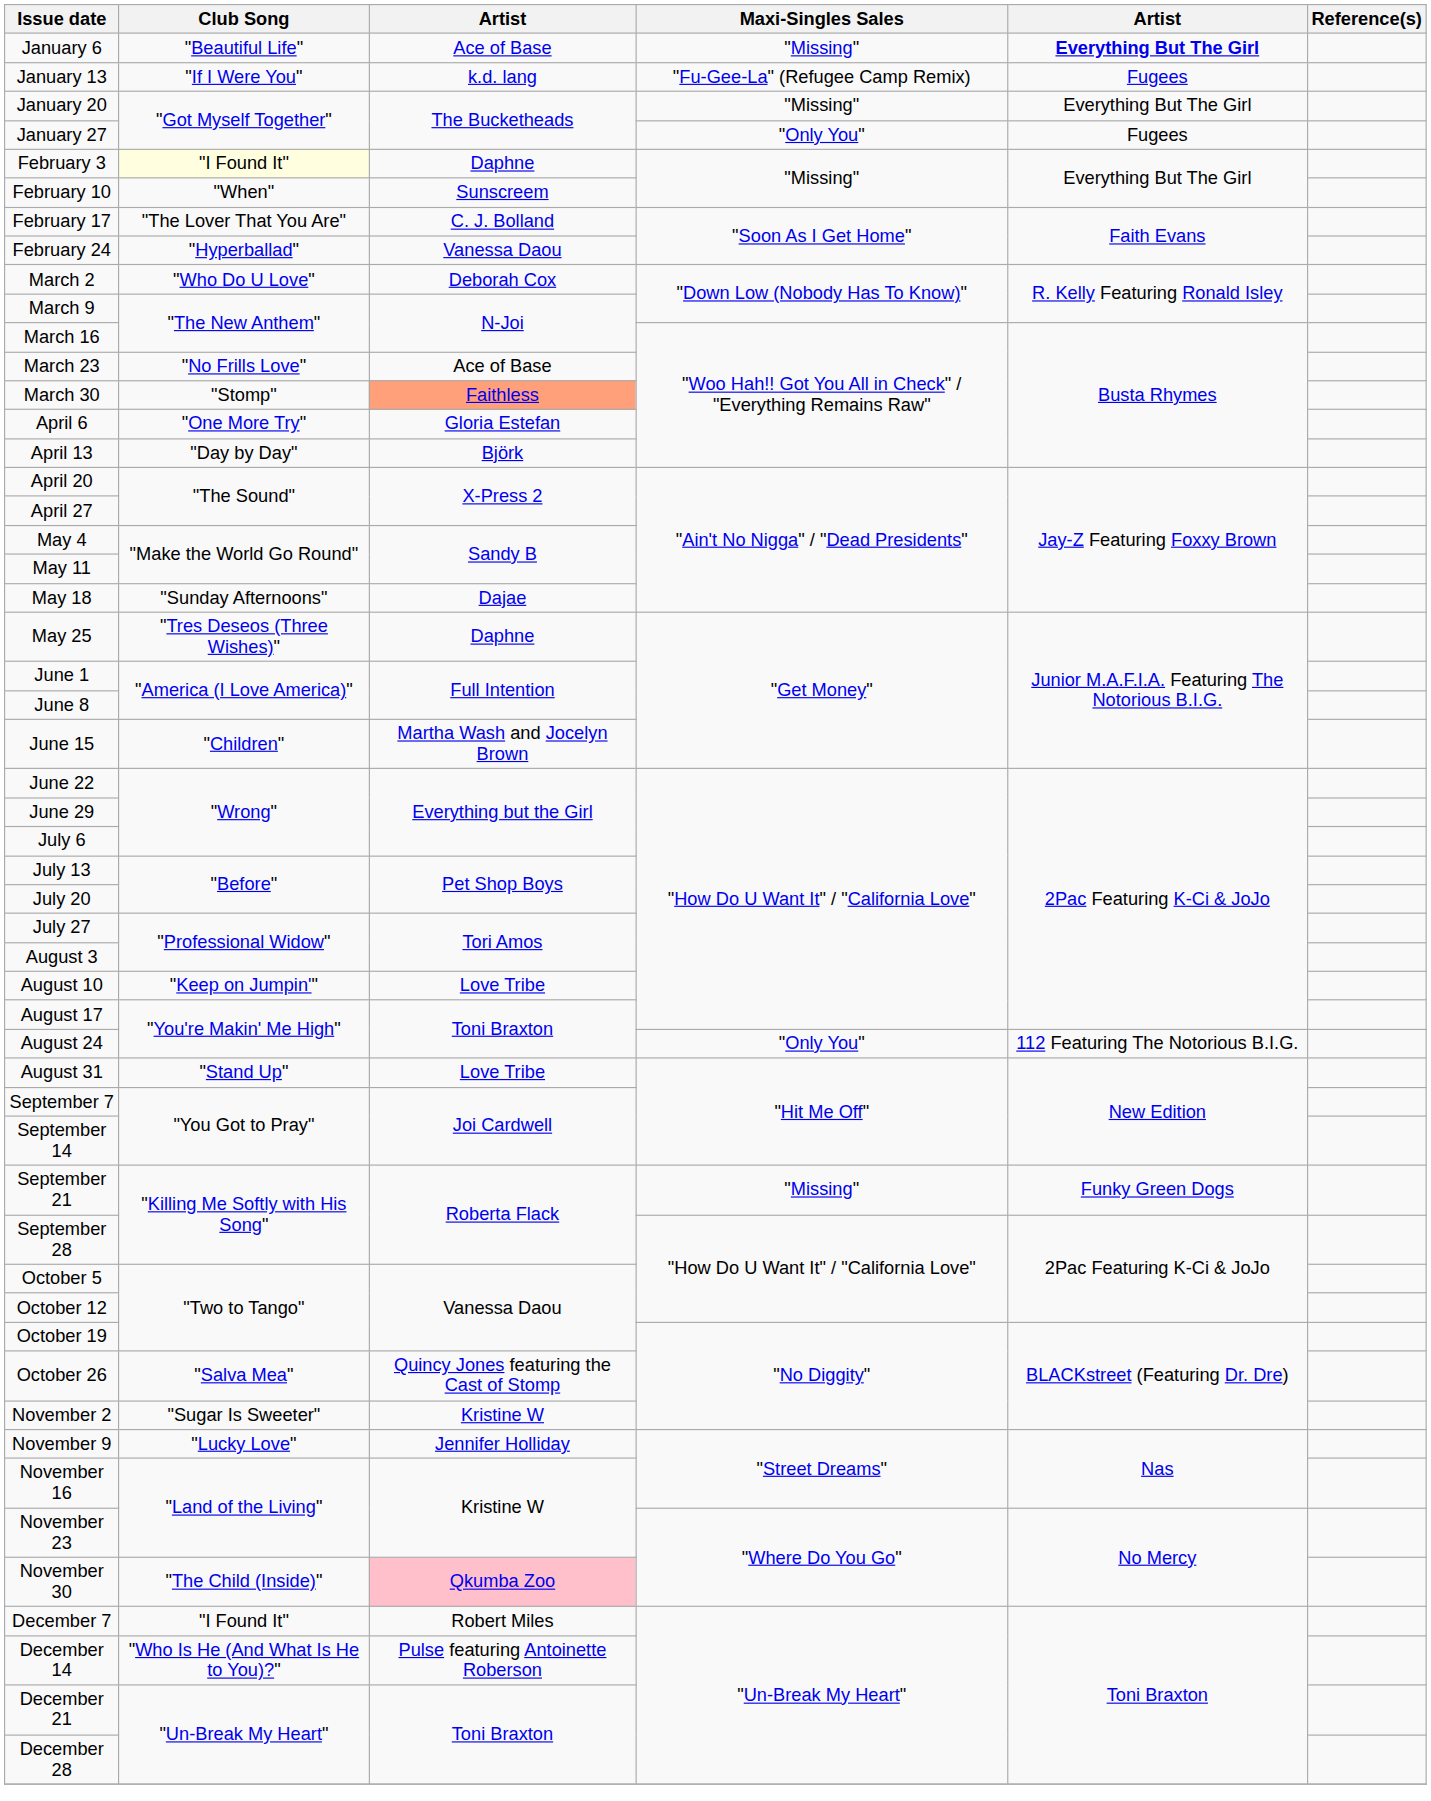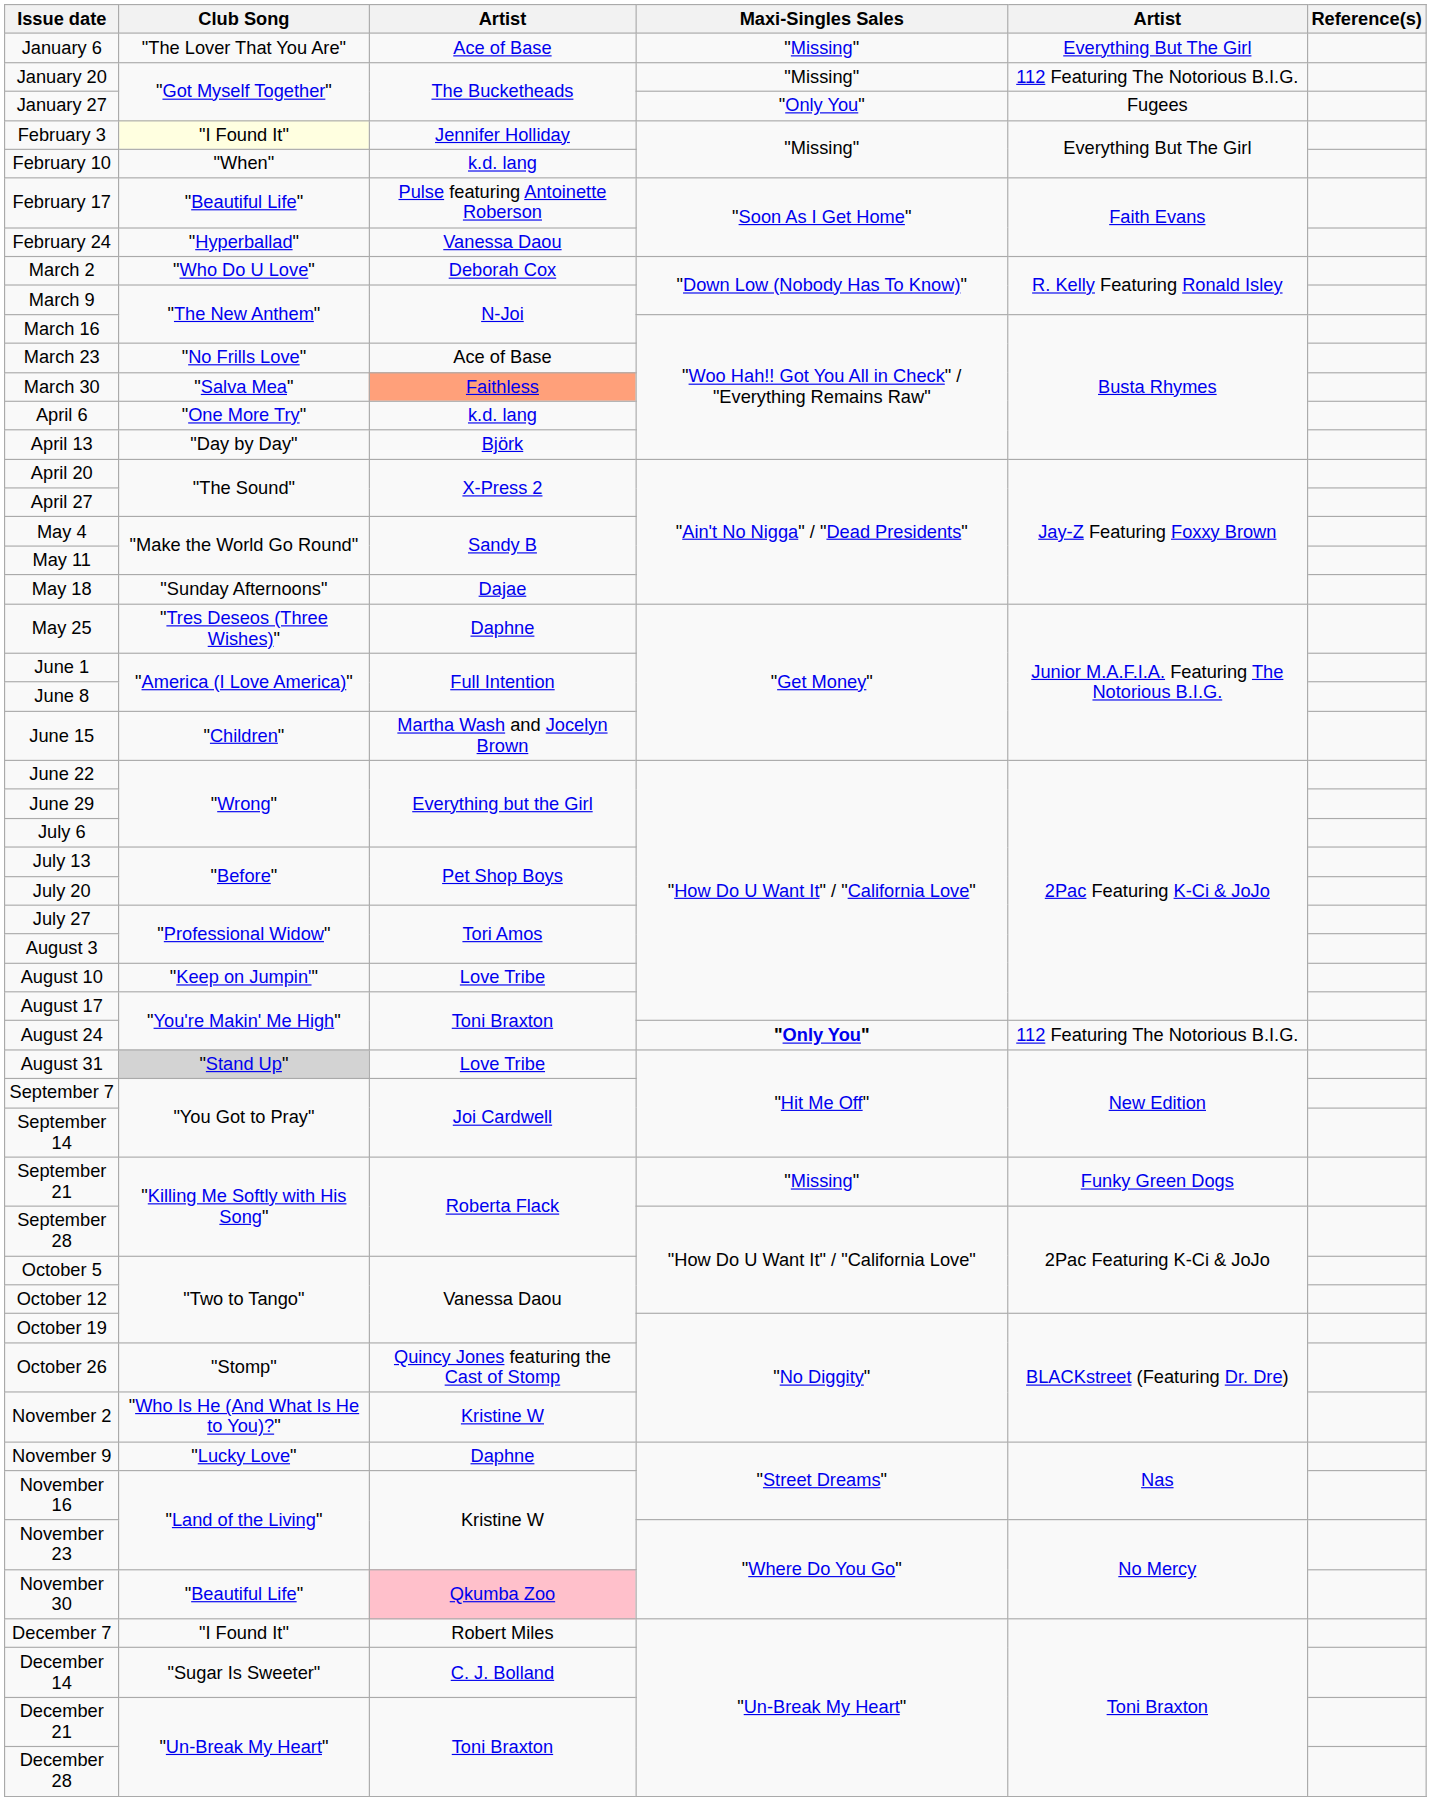(244, 47) "Beautiful Life" -> (244, 47) "The Lover That You Are"
(1157, 47) bold -> (1157, 47) normal
- row: (62, 76)
(1157, 105) Everything But The Girl -> (1157, 76) 112 Featuring The Notorious B.I.G.
(502, 163) Daphne -> (502, 134) Jennifer Holliday
(502, 192) Sunscreem -> (502, 163) k.d. lang
(244, 221) "The Lover That You Are" -> (244, 202) "Beautiful Life"
(502, 221) C. J. Bolland -> (502, 202) Pulse featuring Antoinette Roberson
(244, 395) "Stomp" -> (244, 386) "Salva Mea"
(502, 423) Gloria Estefan -> (502, 415) k.d. lang
(822, 1043) normal -> (822, 1035) bold
(244, 1072) no background -> (244, 1064) lightgrey background
(244, 1375) "Salva Mea" -> (244, 1367) "Stomp"
(244, 1414) "Sugar Is Sweeter" -> (244, 1416) "Who Is He (And What Is He to You)?"
(502, 1443) Jennifer Holliday -> (502, 1455) Daphne
(244, 1581) "The Child (Inside)" -> (244, 1594) "Beautiful Life"
(244, 1660) "Who Is He (And What Is He to You)?" -> (244, 1672) "Sugar Is Sweeter"
(502, 1660) Pulse featuring Antoinette Roberson -> (502, 1672) C. J. Bolland
